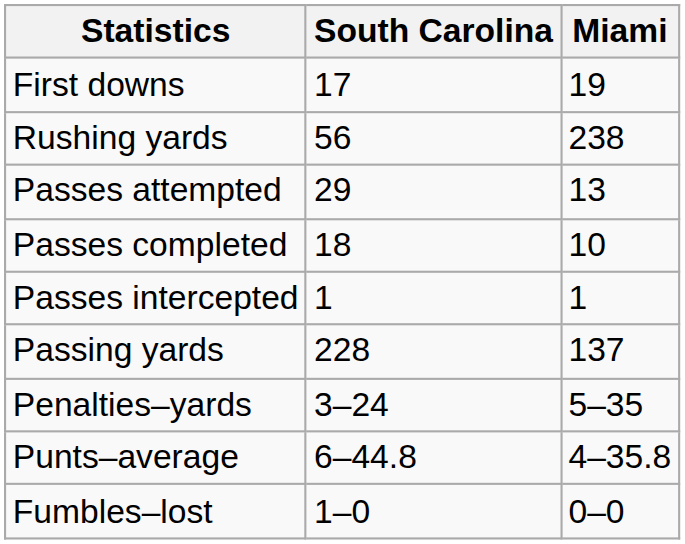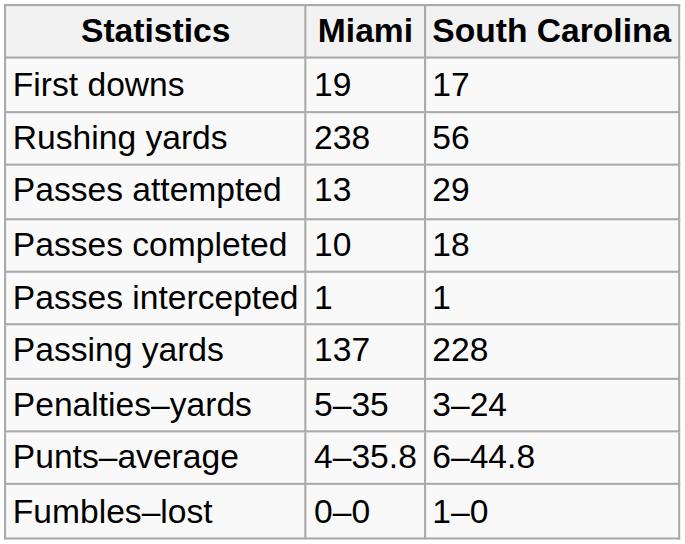columns swapped: (620, 31) <-> (434, 31)
